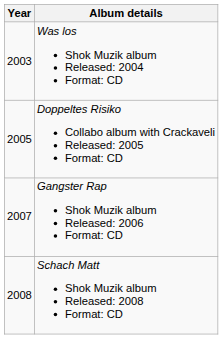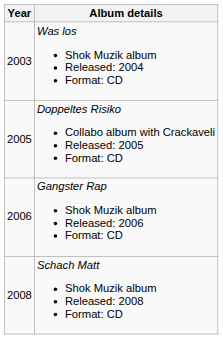(19, 217) 2007 -> (19, 217) 2006
